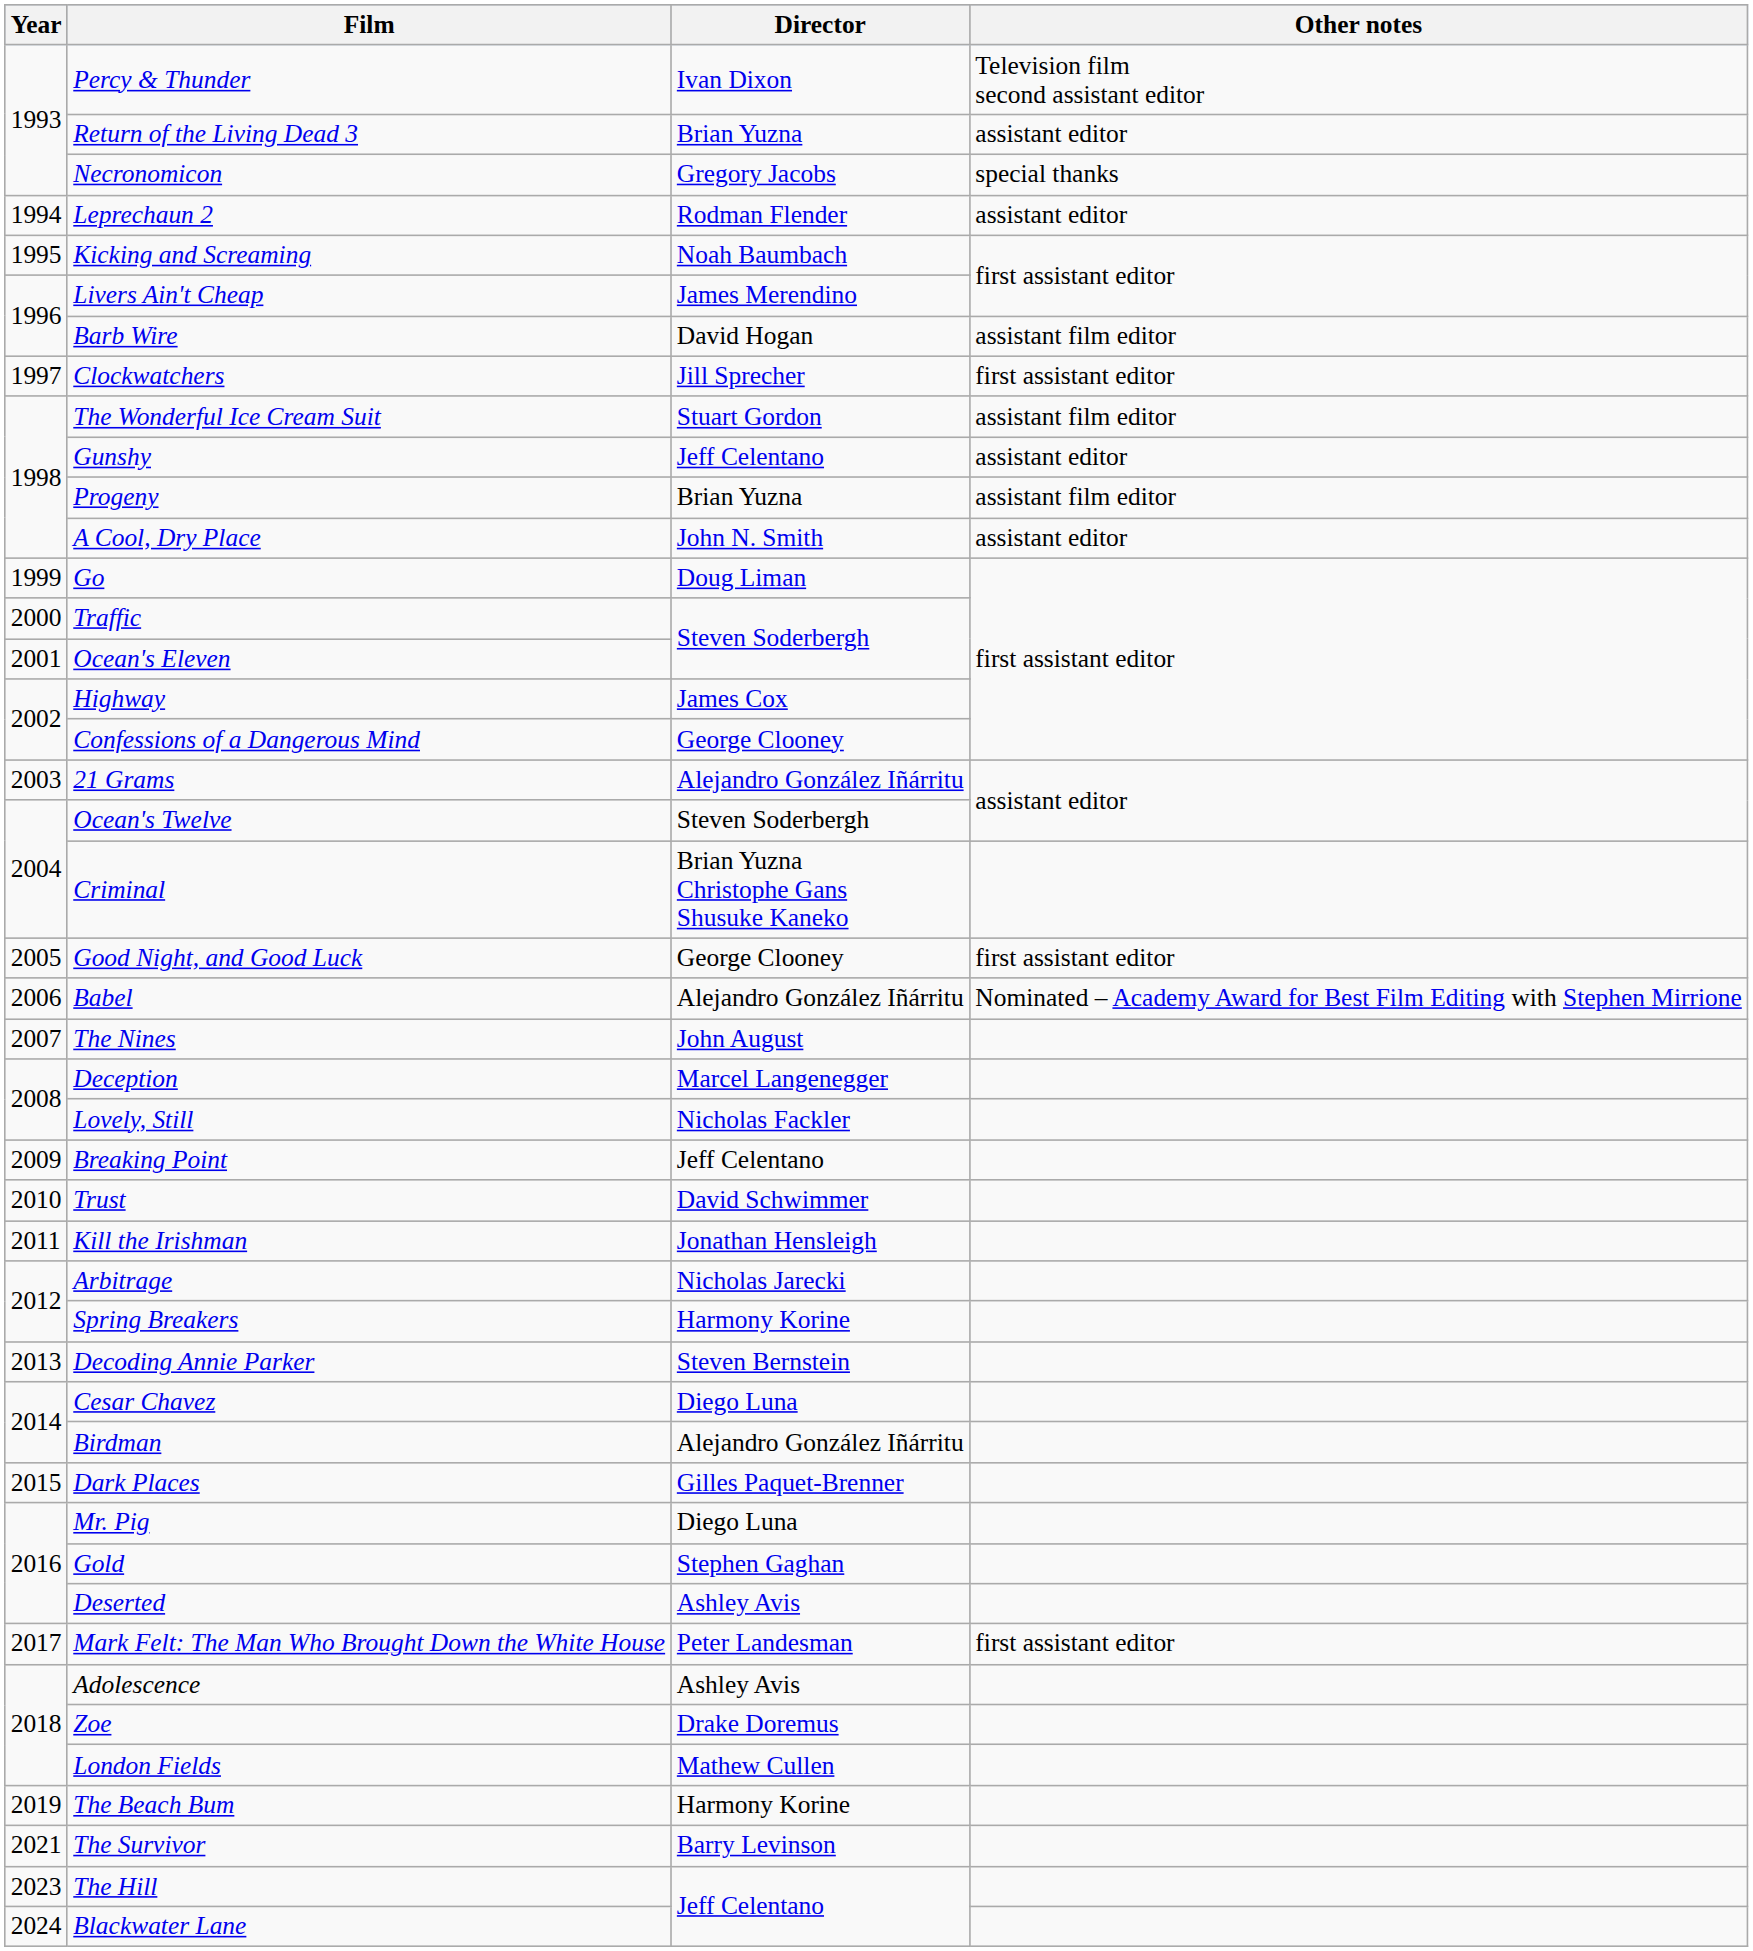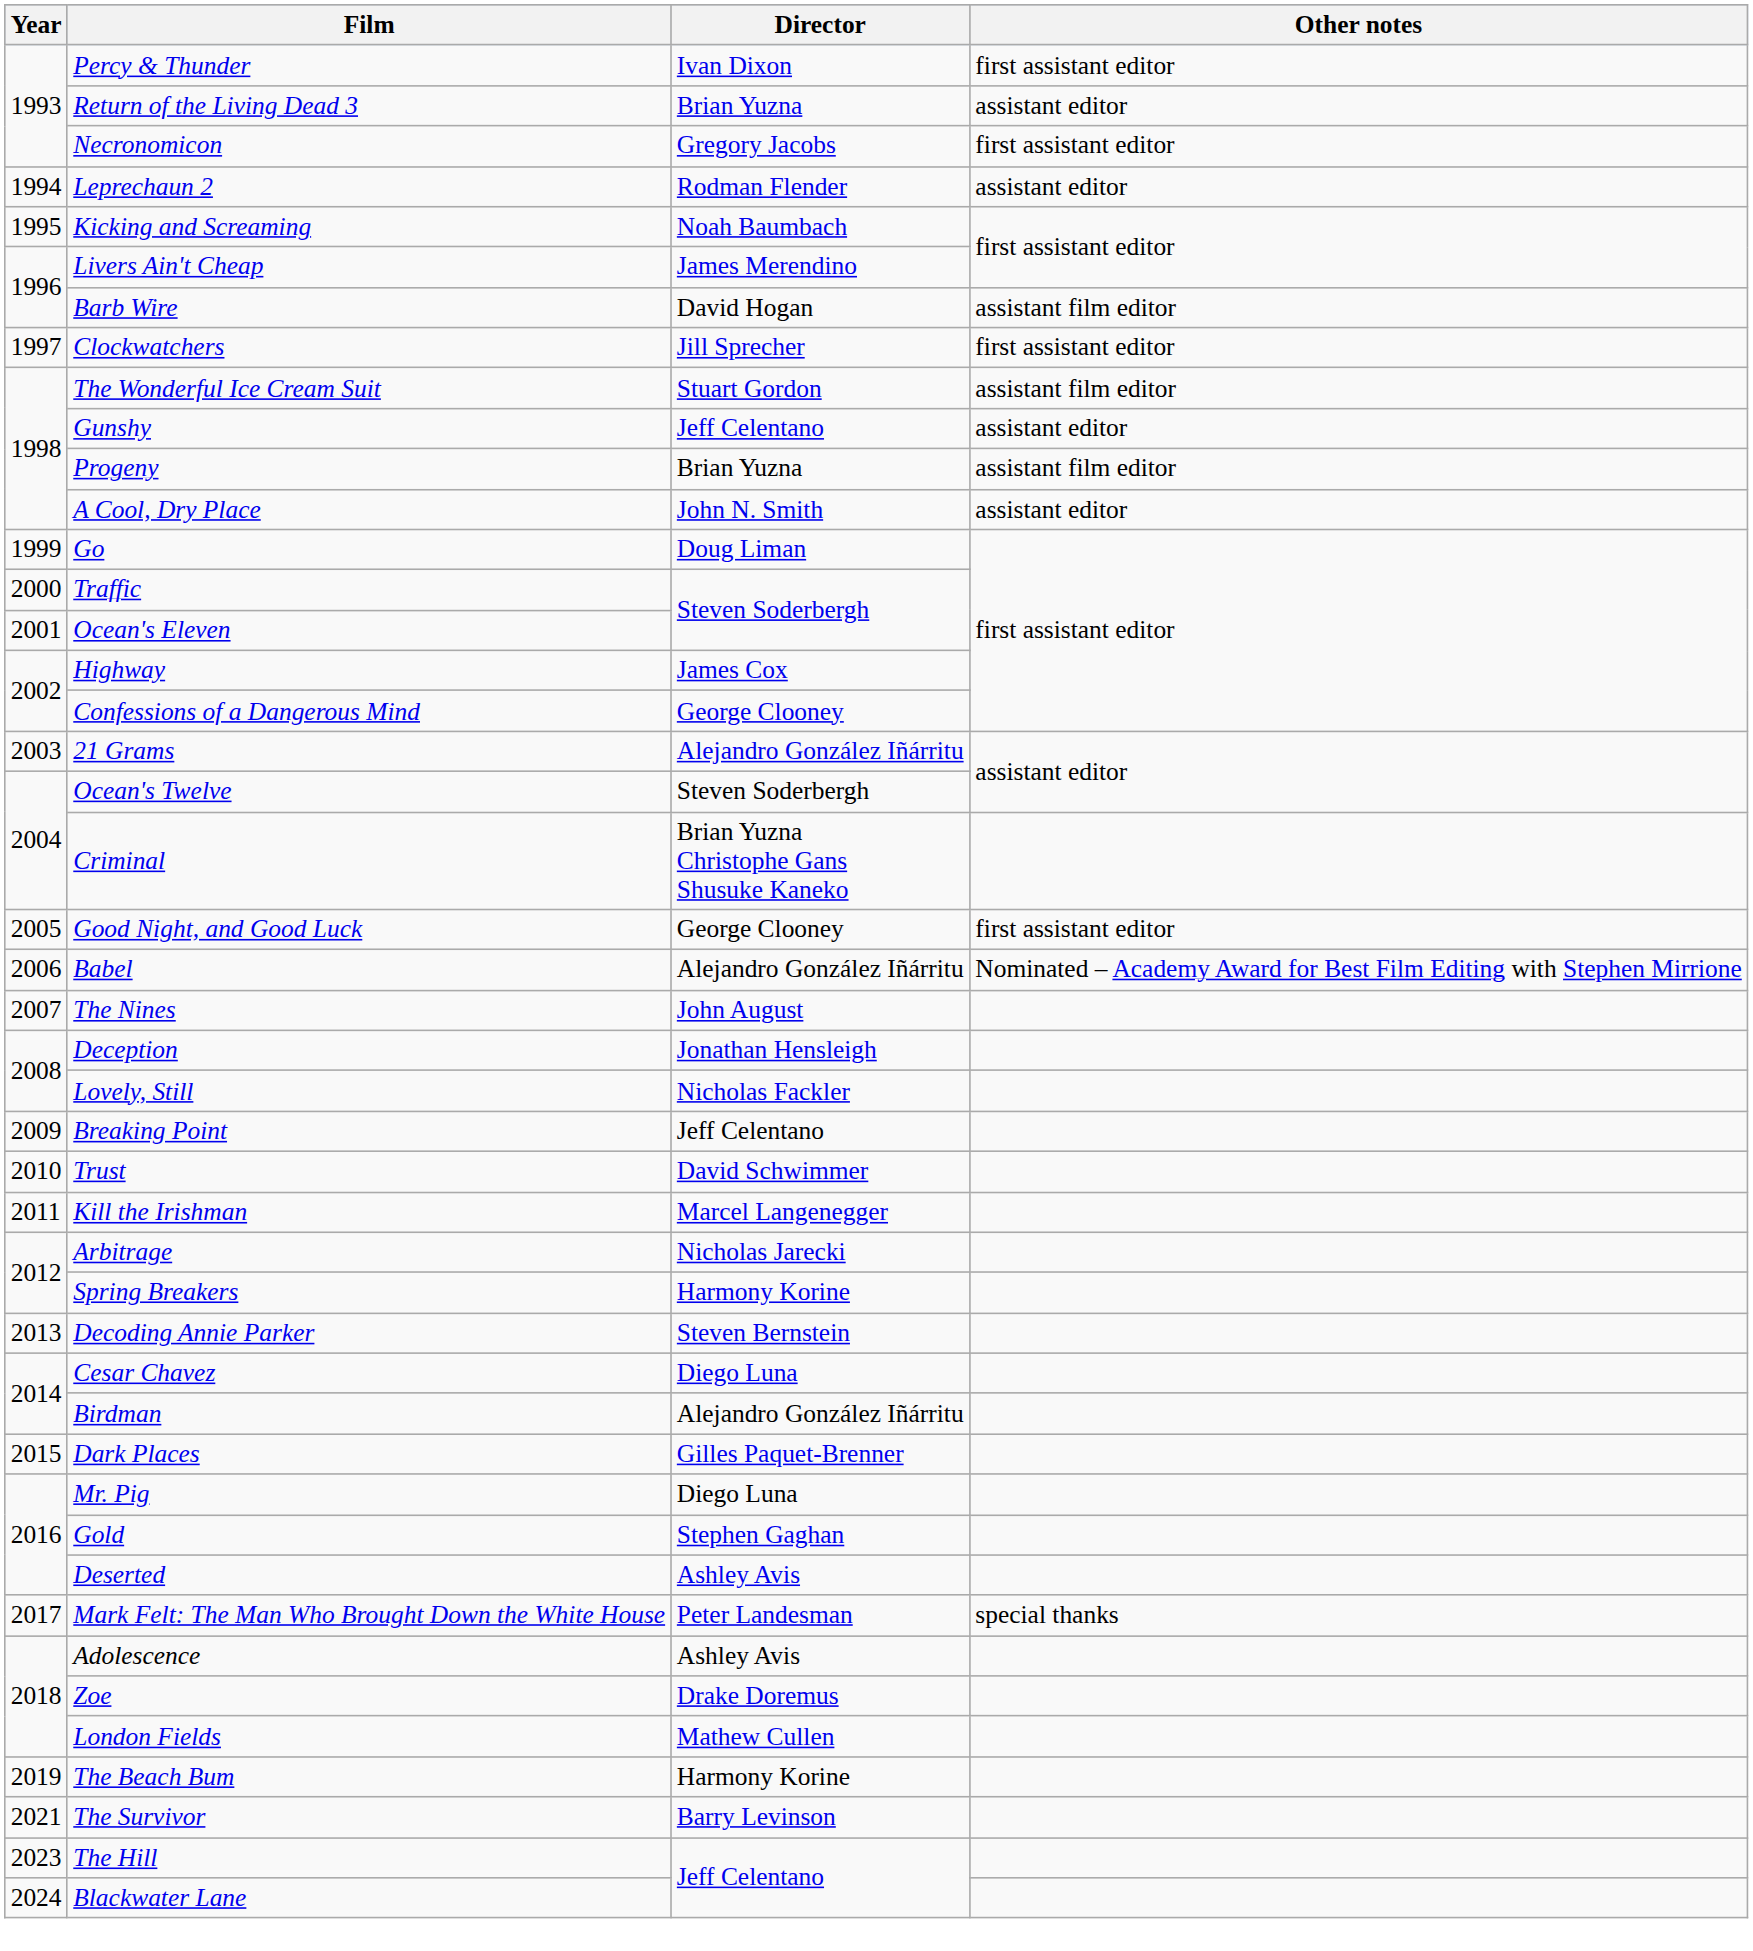(1090, 79) Television film second assistant editor -> (1075, 65) first assistant editor
(1047, 174) special thanks -> (1075, 145) first assistant editor
(782, 1078) Marcel Langenegger -> (777, 1050) Jonathan Hensleigh
(777, 1240) Jonathan Hensleigh -> (782, 1211) Marcel Langenegger
(1075, 1643) first assistant editor -> (1047, 1615) special thanks
